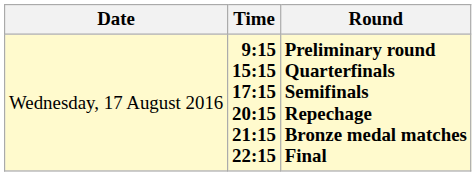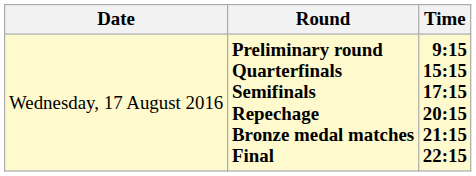columns swapped: (254, 19) <-> (376, 19)
